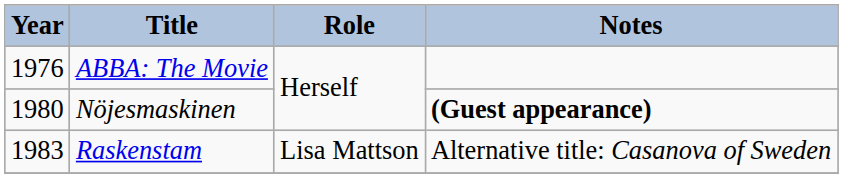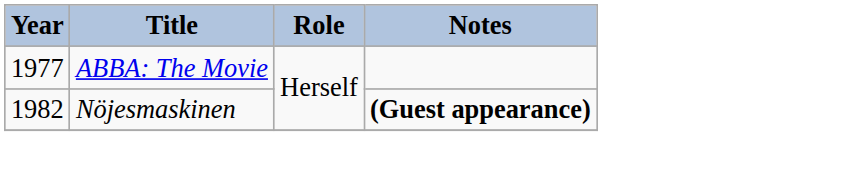(37, 67) 1976 -> (37, 67) 1977
(37, 109) 1980 -> (37, 109) 1982
- row: (139, 151)
